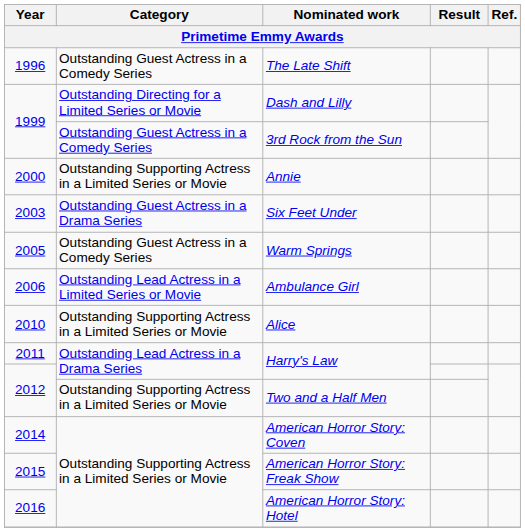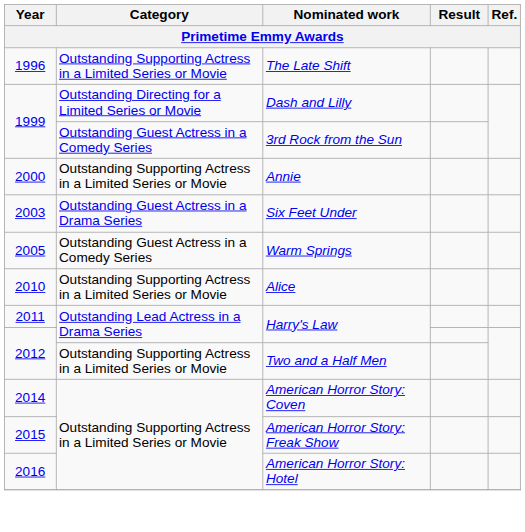(153, 66) Outstanding Guest Actress in a Comedy Series -> (155, 66) Outstanding Supporting Actress in a Limited Series or Movie
- row: (30, 287)
